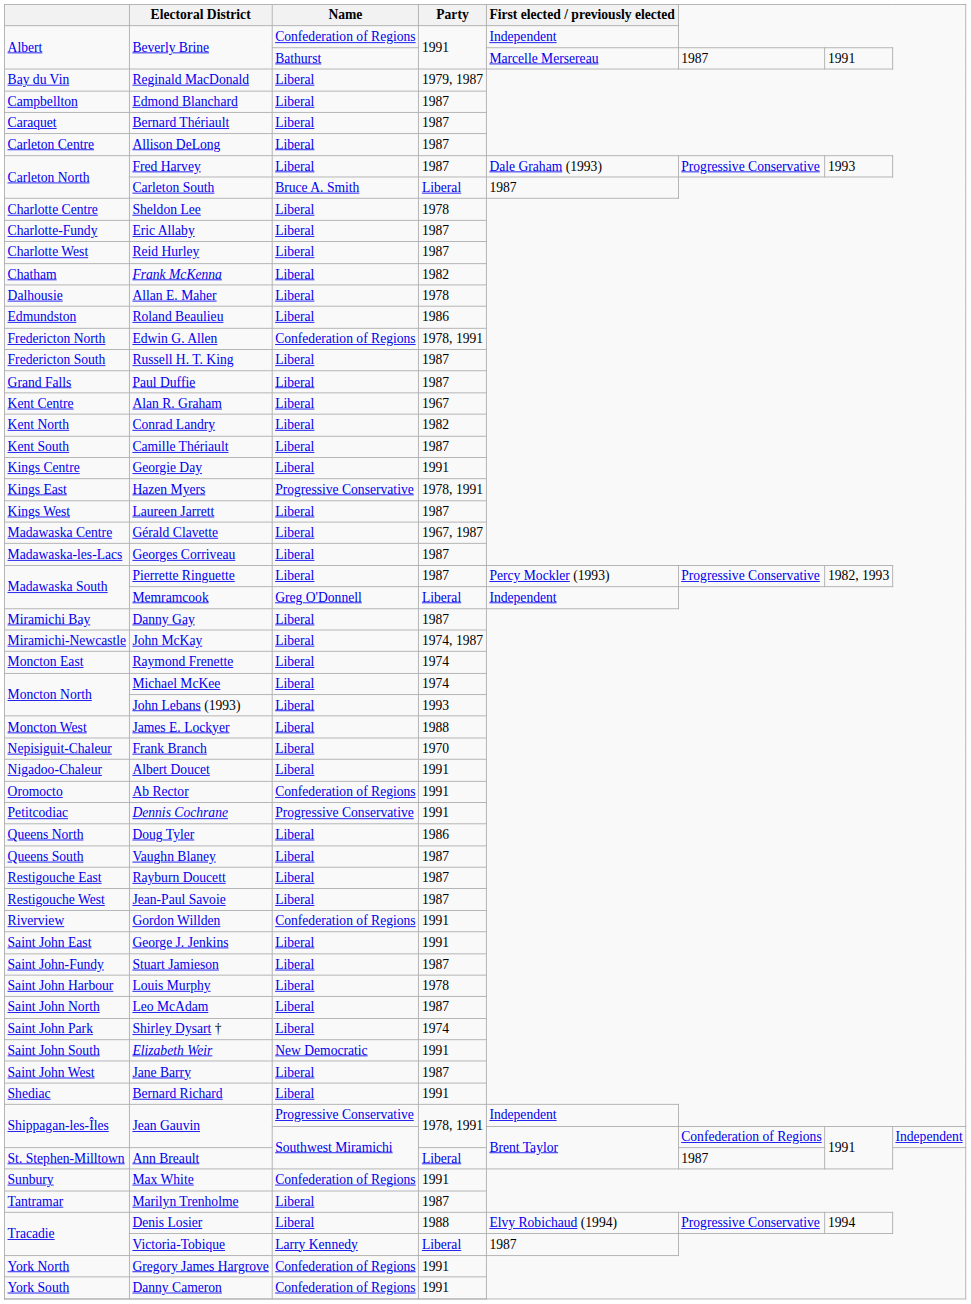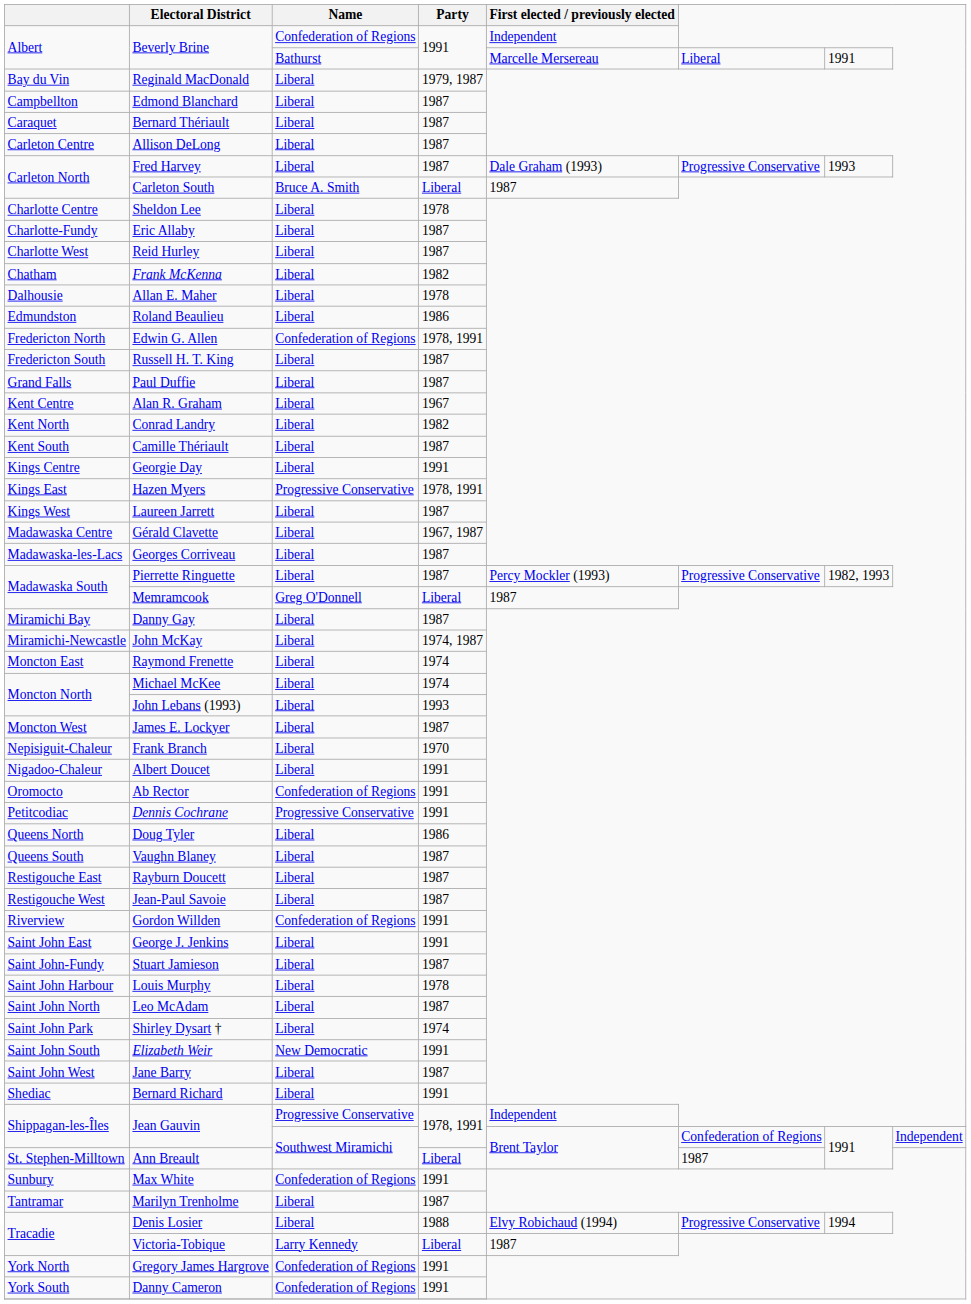(695, 58) 1987 -> (701, 58) Liberal
(523, 597) Independent -> (503, 597) 1987
(436, 727) 1988 -> (436, 727) 1987
